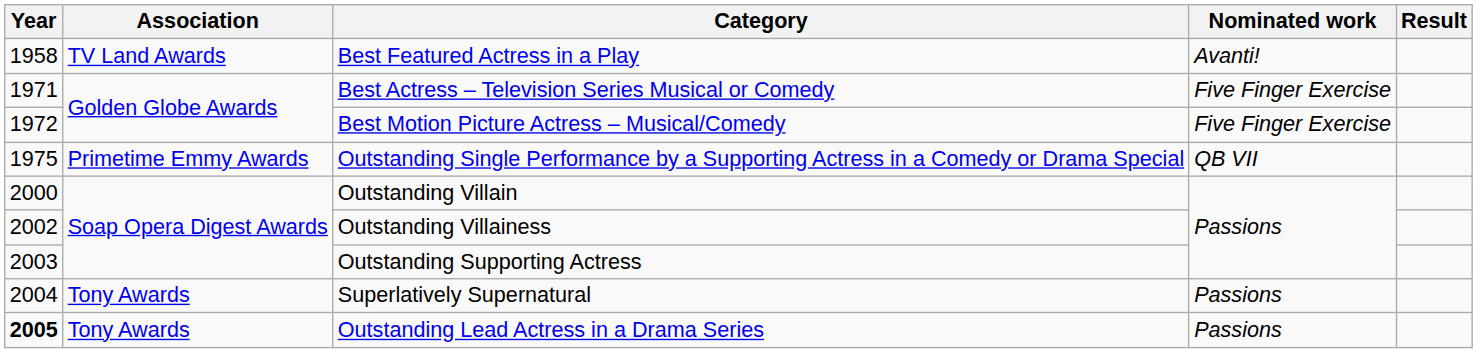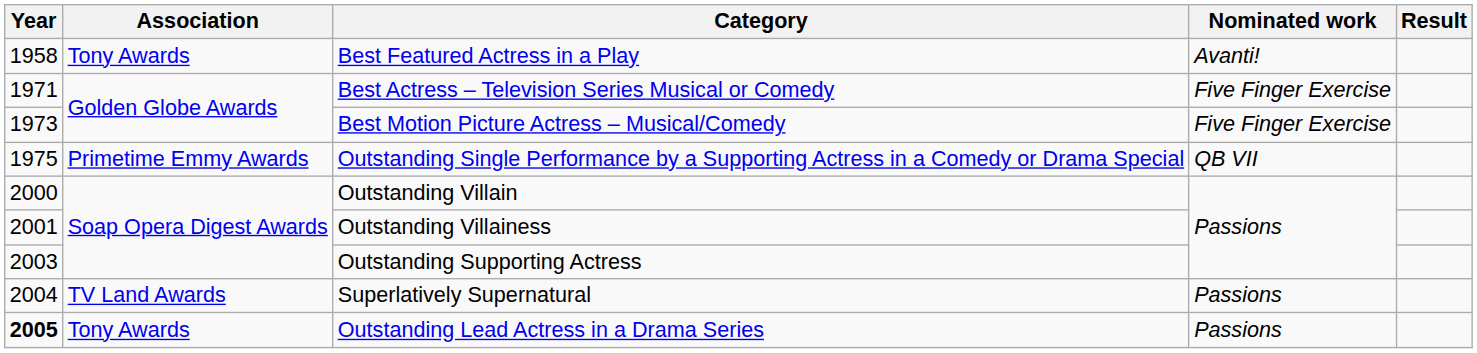(147, 55) TV Land Awards -> (129, 55) Tony Awards
(34, 124) 1972 -> (34, 124) 1973
(34, 227) 2002 -> (34, 227) 2001
(129, 295) Tony Awards -> (147, 295) TV Land Awards
